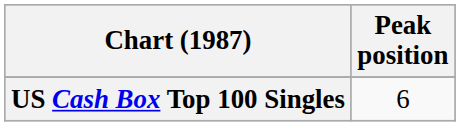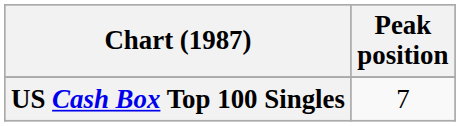(403, 98) 6 -> (403, 98) 7
